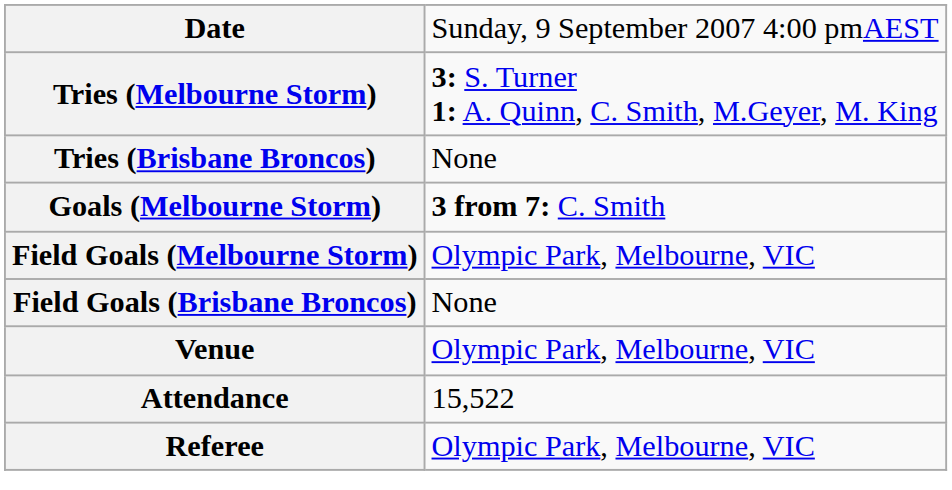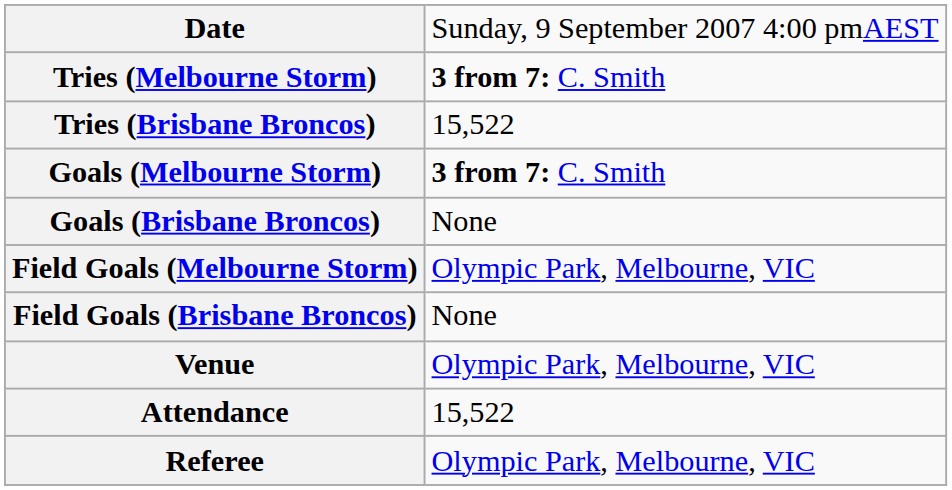(685, 93) 3: S. Turner 1: A. Quinn, C. Smith, M.Geyer, M. King -> (548, 76) 3 from 7: C. Smith
(464, 158) None -> (473, 124) 15,522
+ row: (215, 220)
